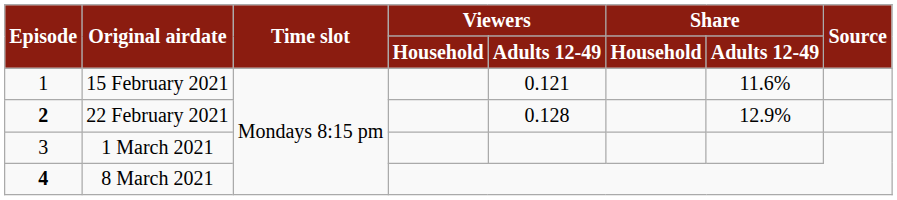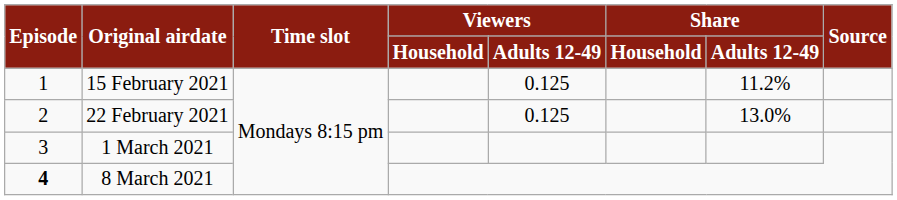(547, 83) 0.121 -> (547, 83) 0.125
(765, 83) 11.6% -> (765, 83) 11.2%
(43, 115) bold -> (43, 115) normal
(547, 115) 0.128 -> (547, 115) 0.125
(765, 115) 12.9% -> (765, 115) 13.0%
